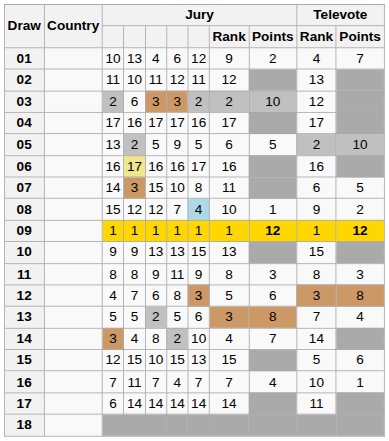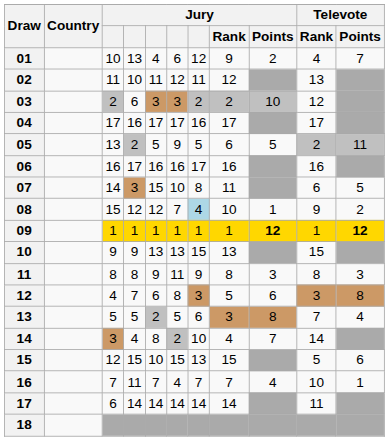(360, 144) 10 -> (360, 144) 11
(134, 166) khaki background -> (134, 166) no background
